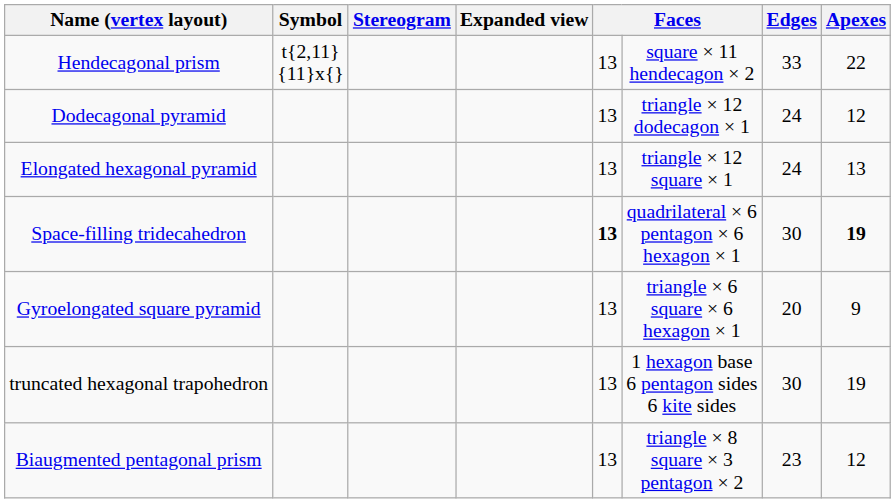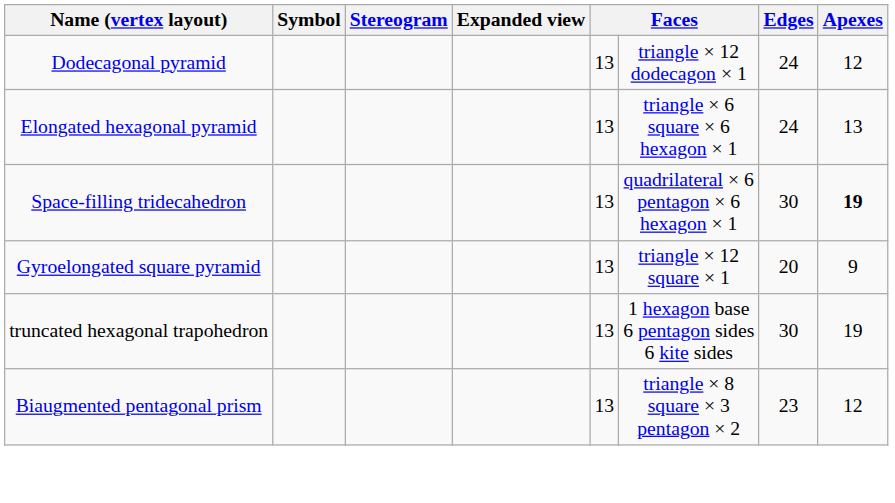- row: (139, 62)
(692, 169) triangle × 12 square × 1 -> (689, 126) triangle × 6 square × 6 hexagon × 1
(607, 233) bold -> (604, 202) normal
(692, 309) triangle × 6 square × 6 hexagon × 1 -> (689, 266) triangle × 12 square × 1
